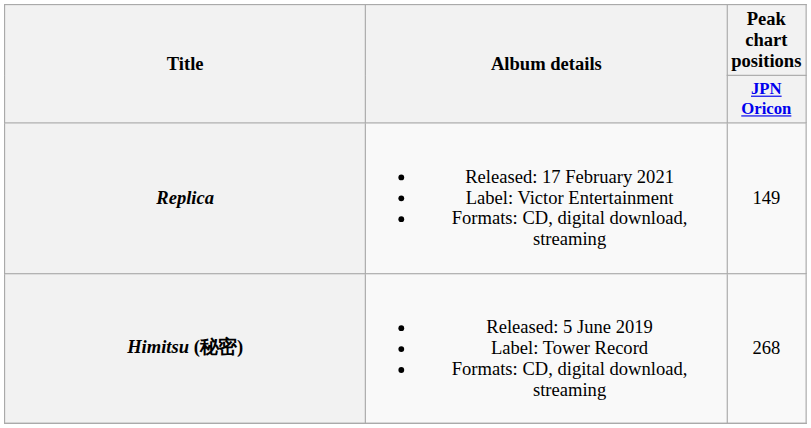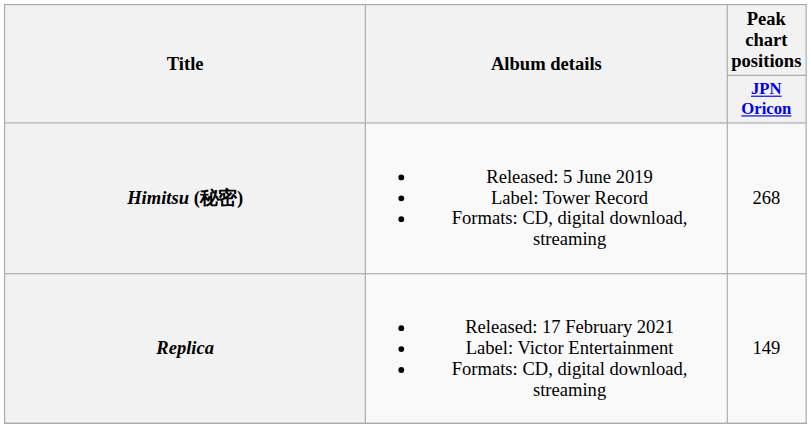rows swapped: (185, 347) <-> (185, 198)
